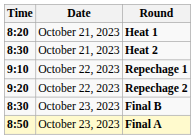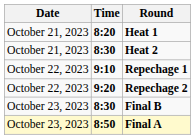columns swapped: (79, 13) <-> (20, 13)
